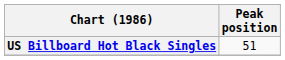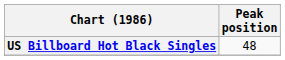(250, 46) 51 -> (250, 46) 48
